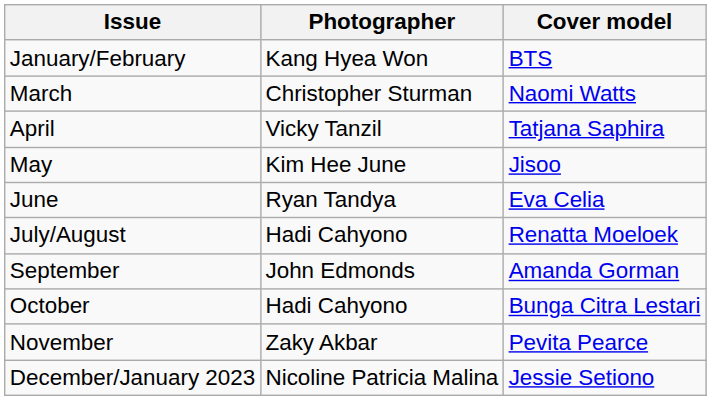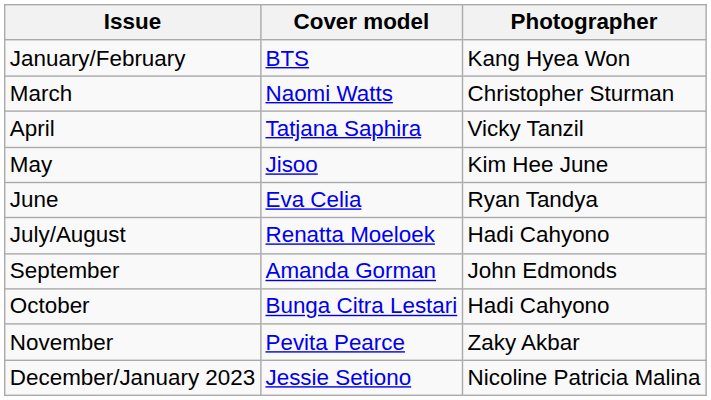columns swapped: (605, 22) <-> (382, 22)
